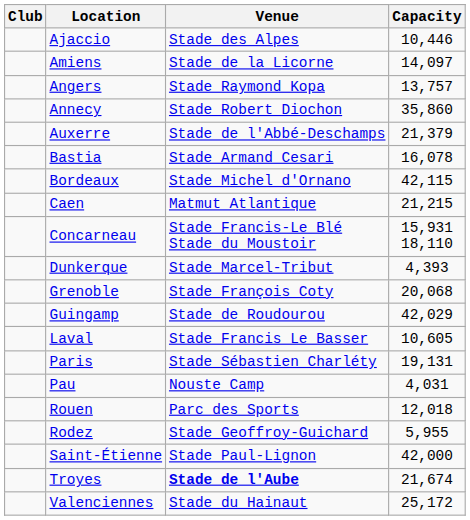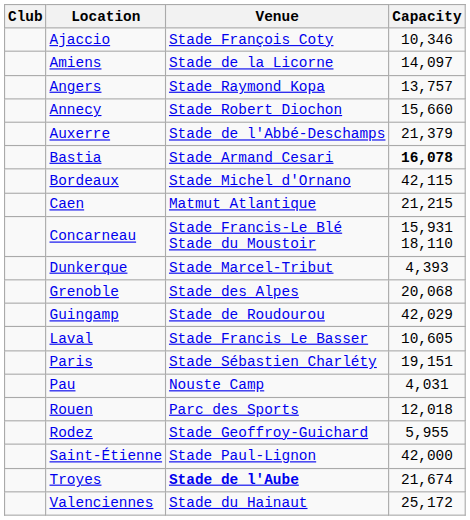(234, 40) Stade des Alpes -> (251, 40) Stade François Coty
(427, 40) 10,446 -> (427, 40) 10,346
(427, 110) 35,860 -> (427, 110) 15,660
(427, 157) normal -> (427, 157) bold
(251, 292) Stade François Coty -> (234, 292) Stade des Alpes
(427, 362) 19,131 -> (427, 362) 19,151
